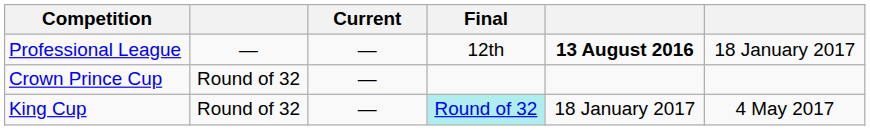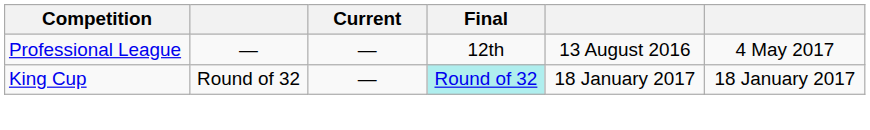(625, 49) bold -> (625, 49) normal
(785, 49) 18 January 2017 -> (785, 49) 4 May 2017
- row: (86, 79)
(785, 109) 4 May 2017 -> (785, 79) 18 January 2017
